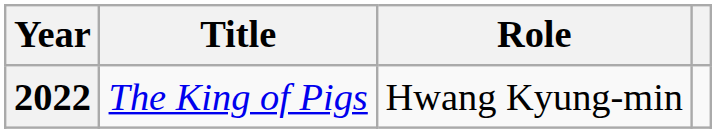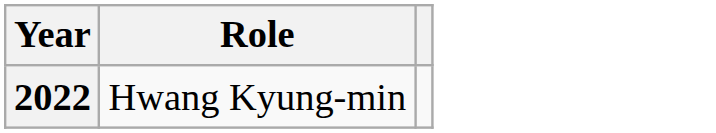- column: (238, 34)
